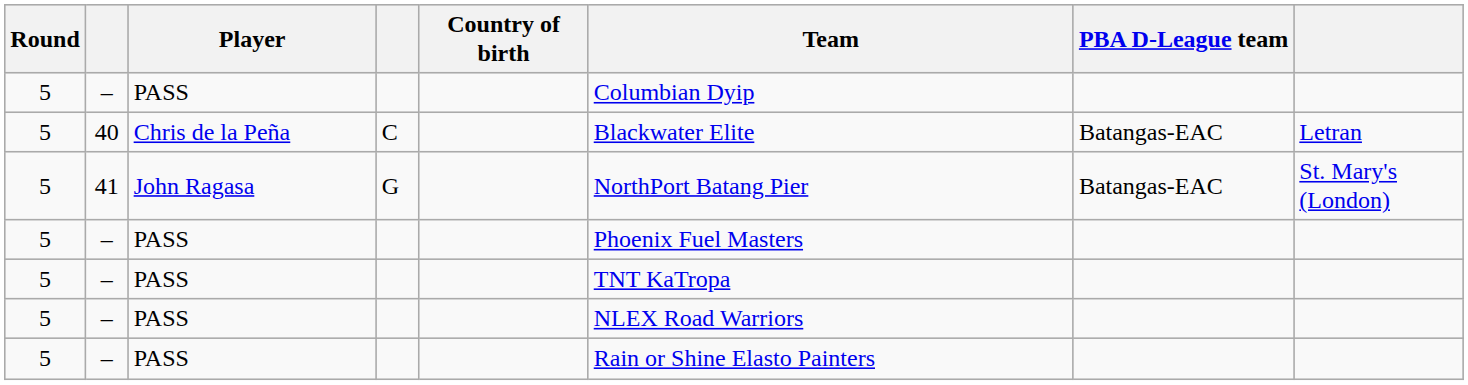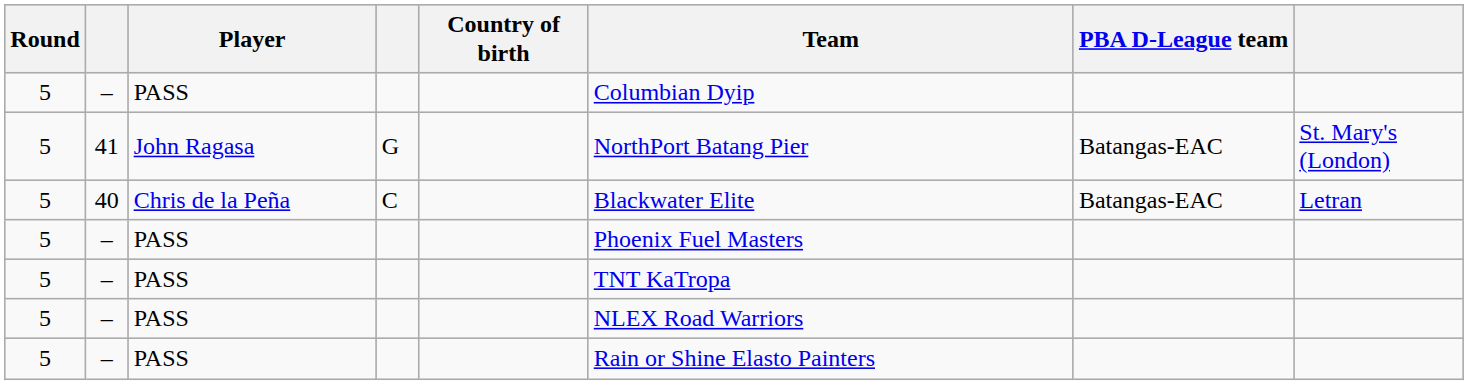rows swapped: (107, 132) <-> (107, 185)
